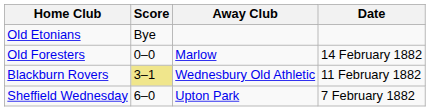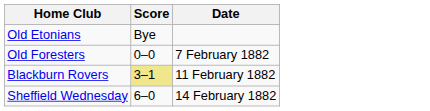- column: (245, 14)
(372, 55) 14 February 1882 -> (222, 55) 7 February 1882
(368, 95) 7 February 1882 -> (226, 95) 14 February 1882
